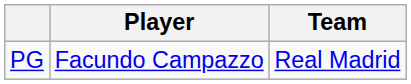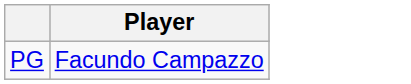- column: (337, 23)
